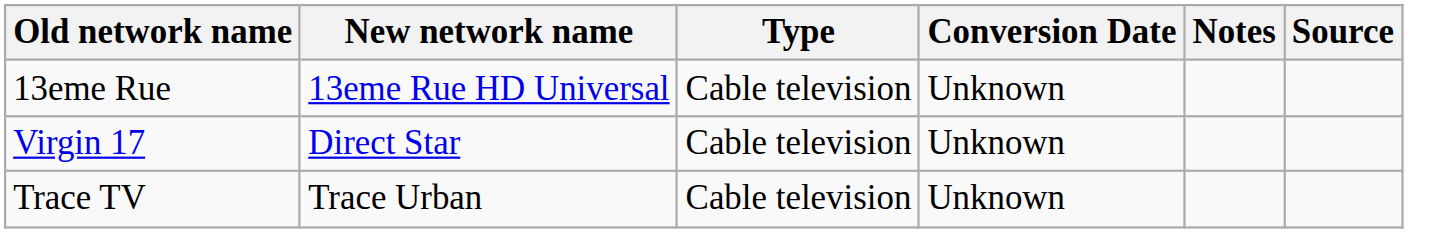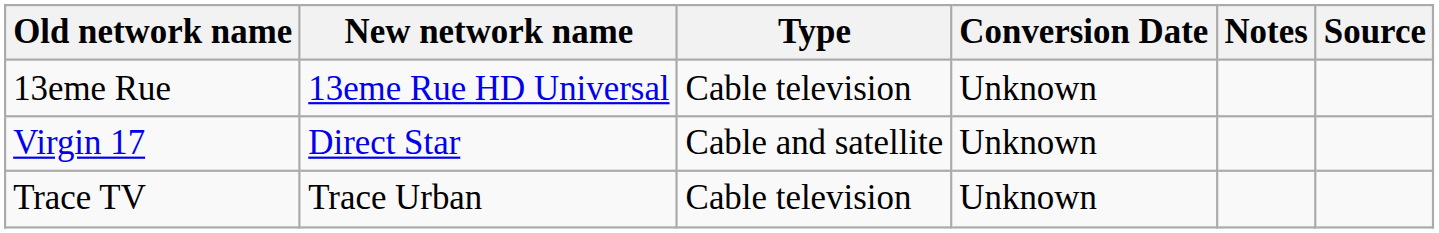(798, 142) Cable television -> (814, 142) Cable and satellite
